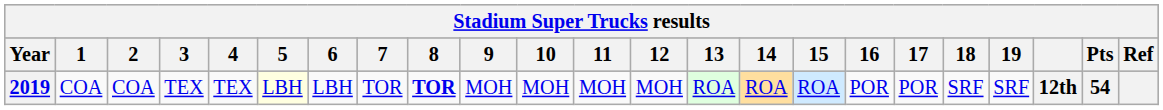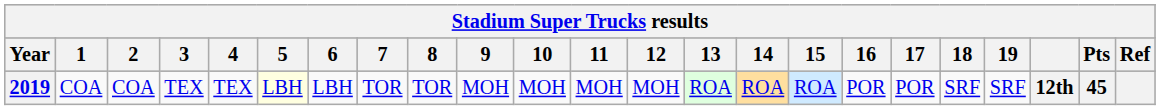(434, 87) bold -> (432, 87) normal
(1100, 87) 54 -> (1097, 87) 45
